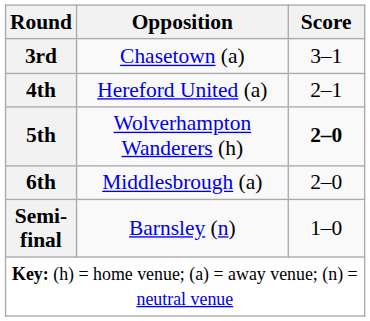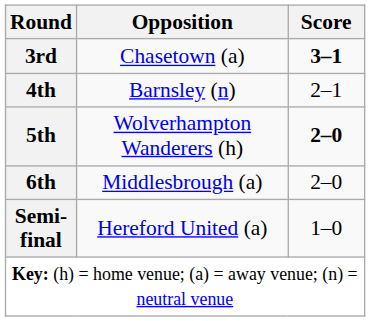(326, 55) normal -> (326, 55) bold
(182, 89) Hereford United (a) -> (182, 89) Barnsley (n)
(182, 228) Barnsley (n) -> (182, 228) Hereford United (a)
